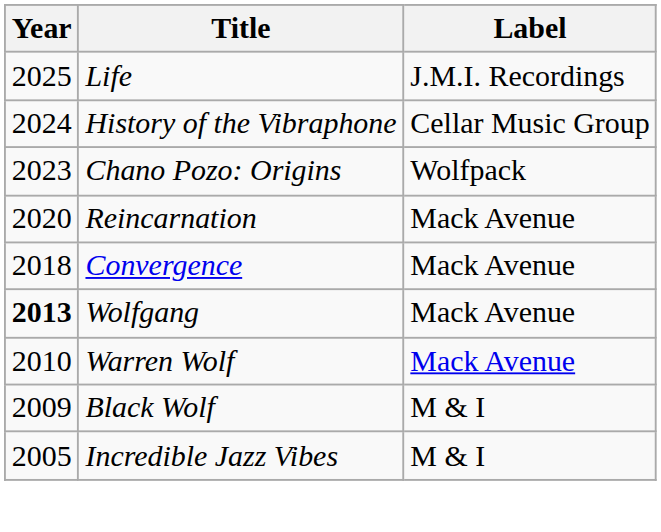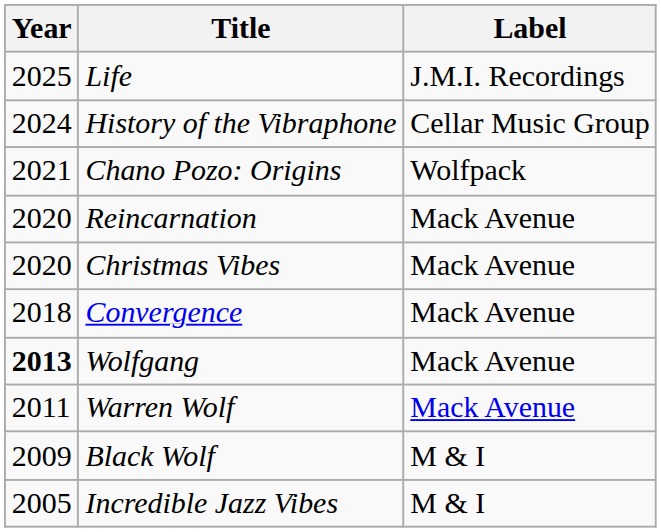(42, 170) 2023 -> (42, 170) 2021
+ row: (183, 265)
(42, 360) 2010 -> (41, 407) 2011
